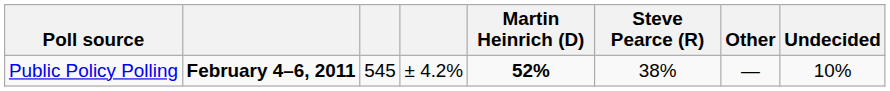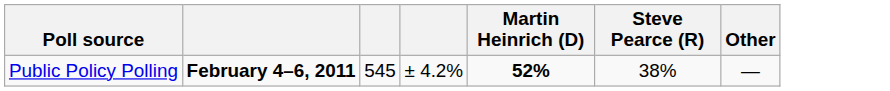- column: (833, 40)
